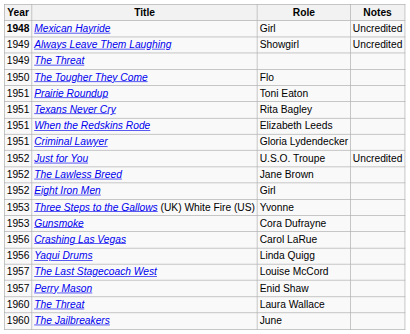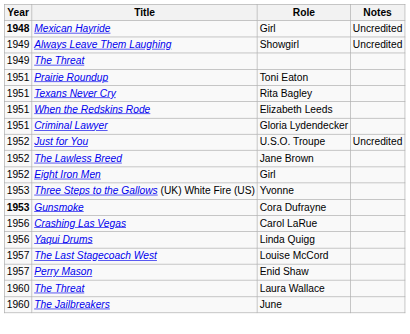- row: (91, 77)
(18, 223) normal -> (18, 207) bold
